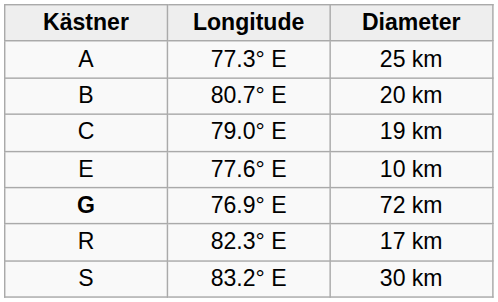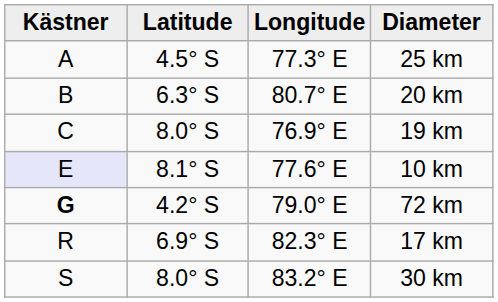+ column: (188, 22)
(249, 132) 79.0° E -> (310, 132) 76.9° E
(86, 168) no background -> (66, 168) lavender background
(249, 205) 76.9° E -> (310, 205) 79.0° E
